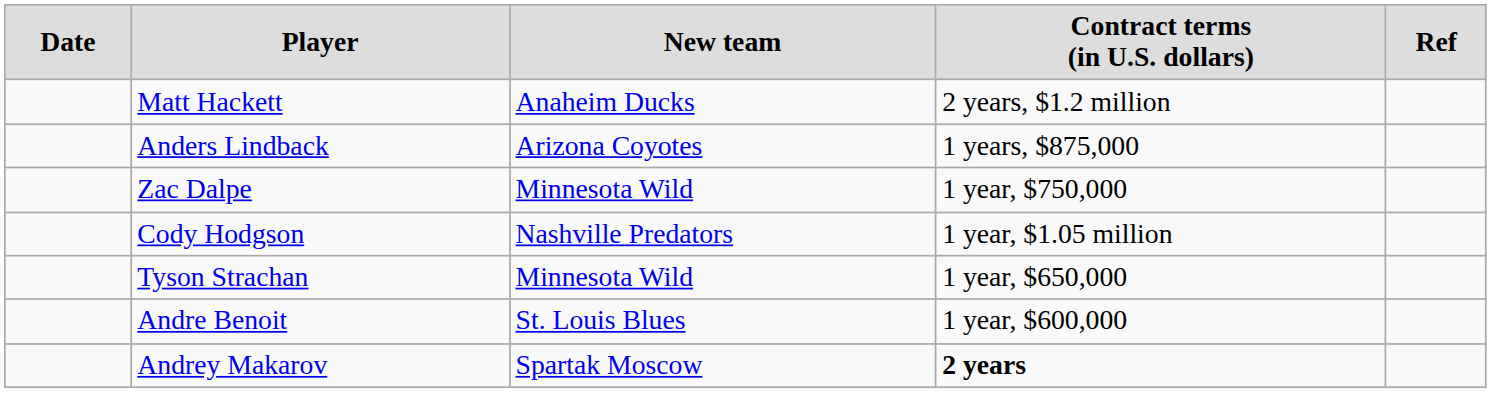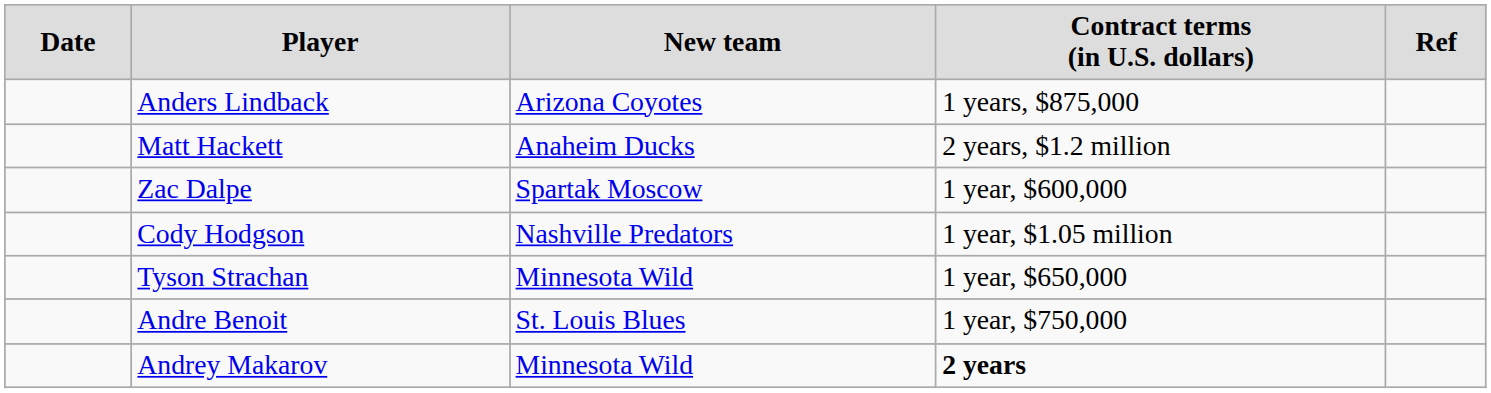rows swapped: (233, 145) <-> (210, 101)
(604, 189) Minnesota Wild -> (609, 189) Spartak Moscow
(1035, 189) 1 year, $750,000 -> (1035, 189) 1 year, $600,000
(1035, 320) 1 year, $600,000 -> (1035, 320) 1 year, $750,000
(609, 364) Spartak Moscow -> (604, 364) Minnesota Wild
